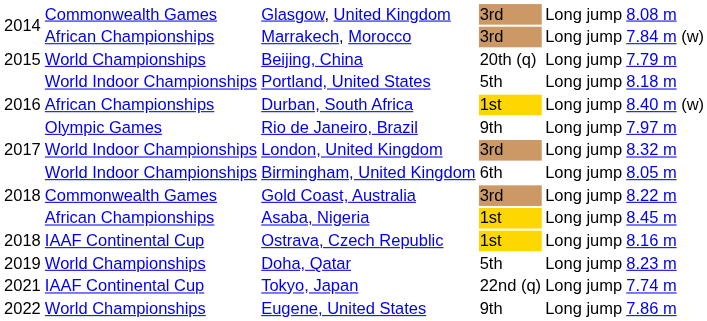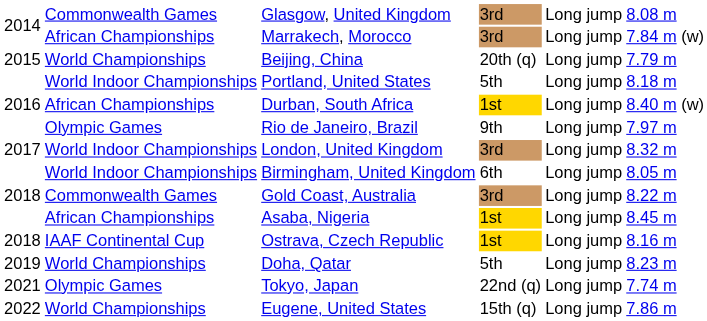(125, 286) IAAF Continental Cup -> (103, 286) Olympic Games
(491, 308) 9th -> (508, 308) 15th (q)
